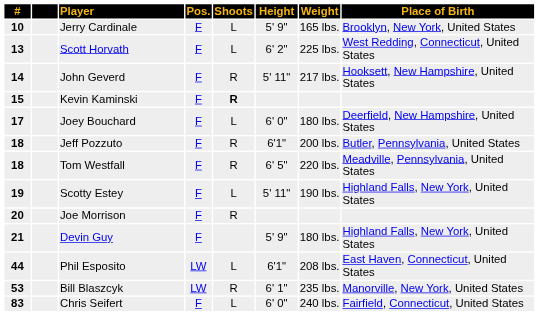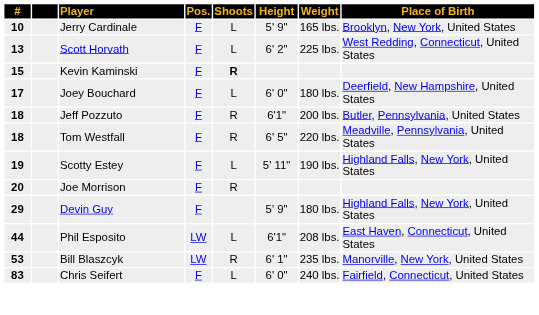- row: (92, 77)
(17, 237) 21 -> (17, 209) 29
